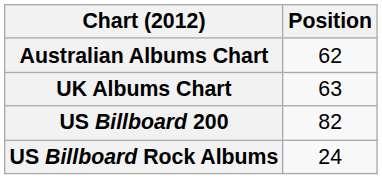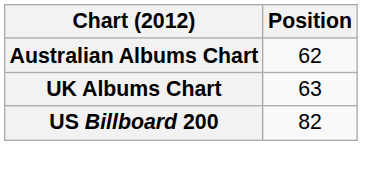- row: (144, 156)
